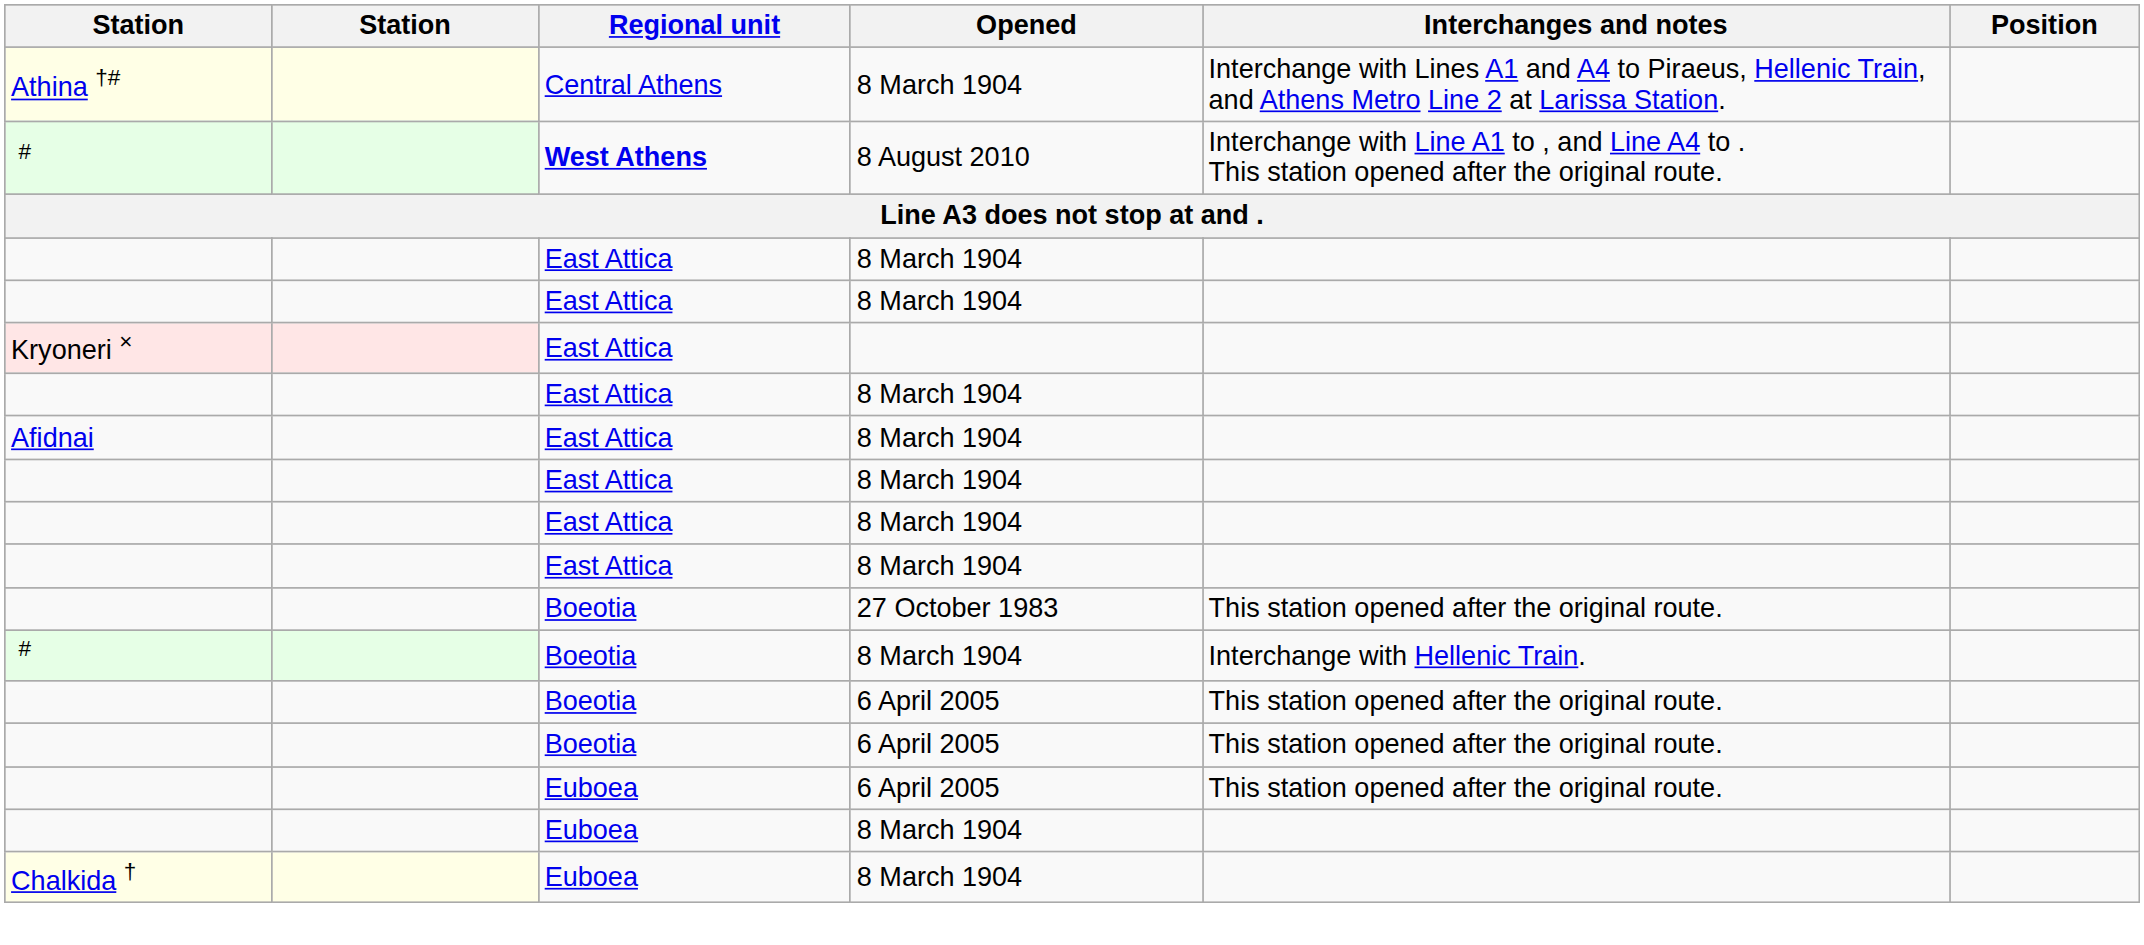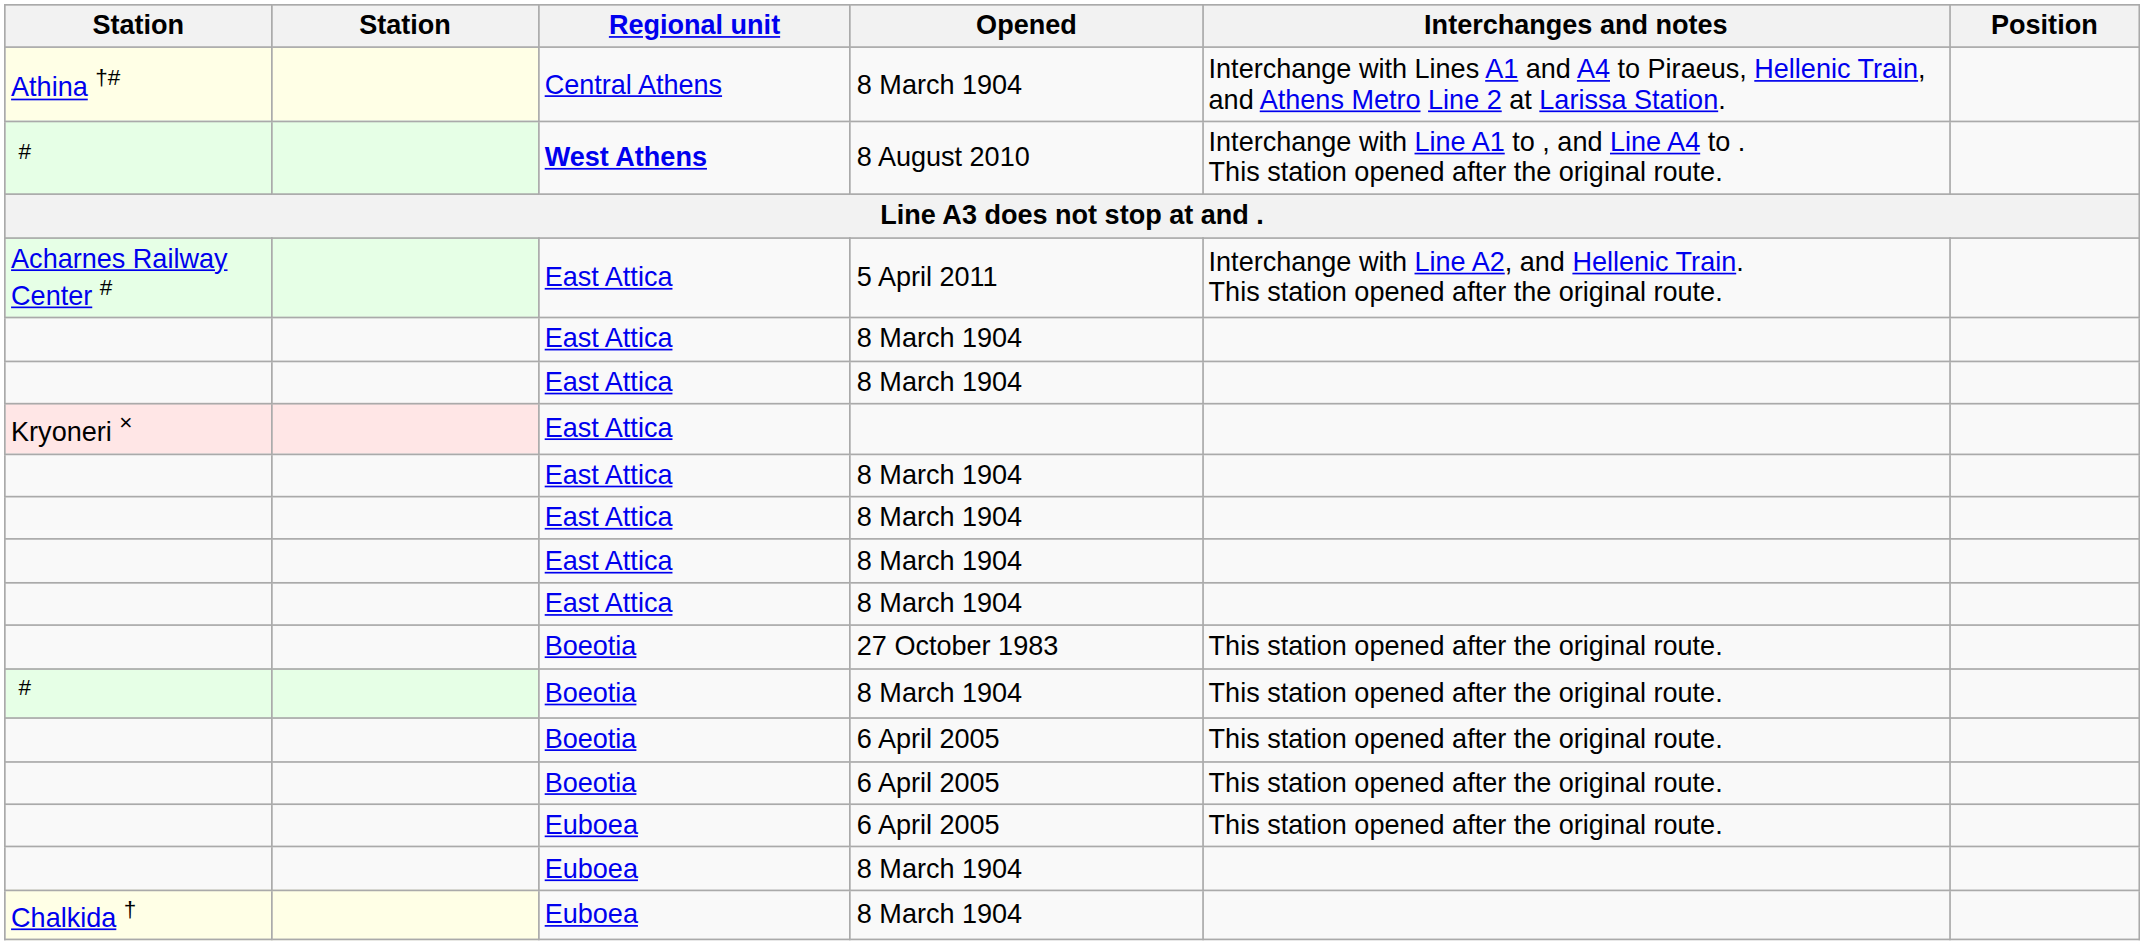+ row: (119, 277)
- row: (52, 437)
(1397, 655) Interchange with Hellenic Train. -> (1466, 692) This station opened after the original route.
